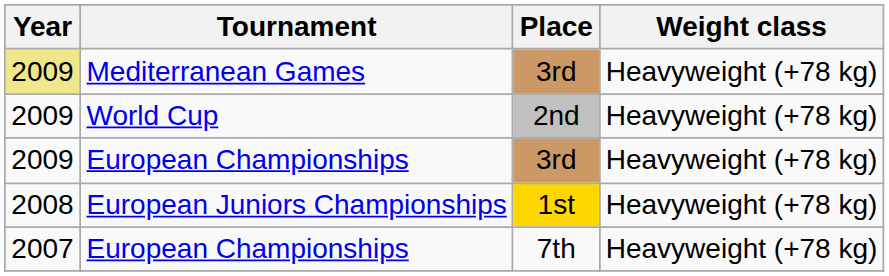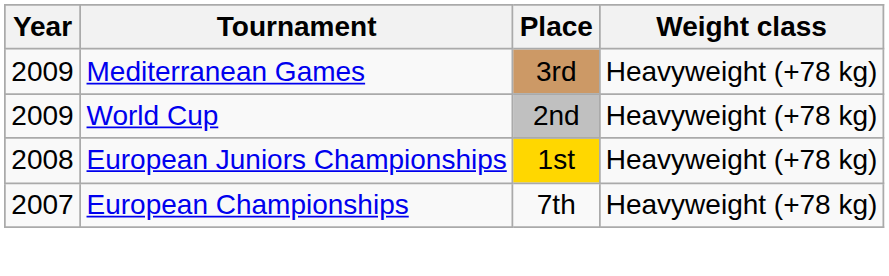(42, 71) khaki background -> (42, 71) no background
- row: (248, 159)
